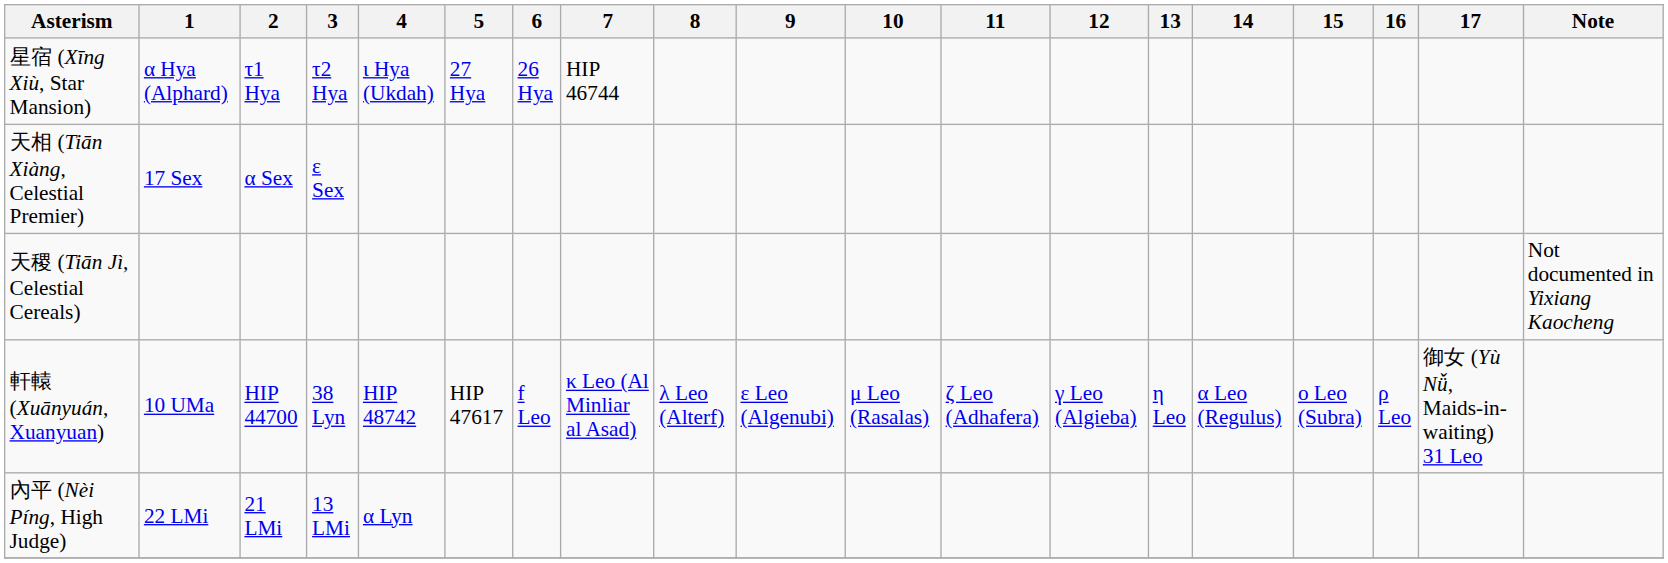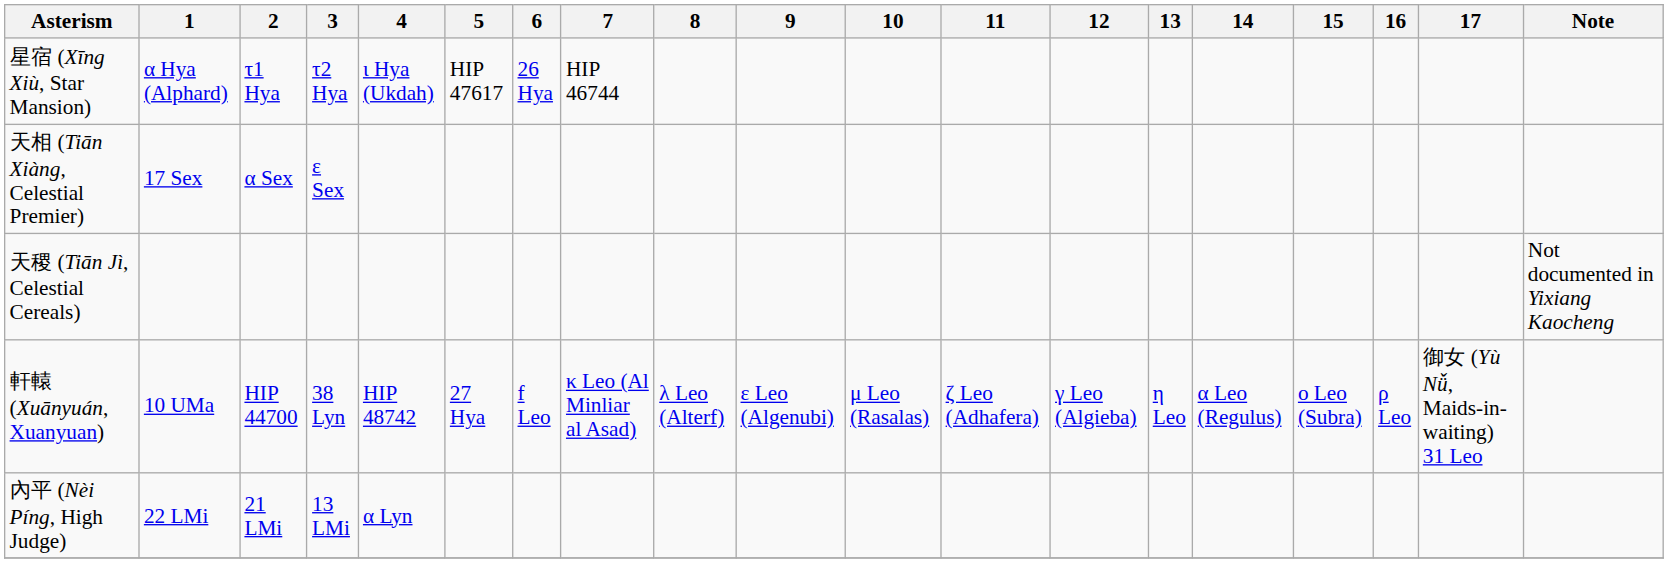(468, 81) 27 Hya -> (476, 81) HIP 47617
(476, 405) HIP 47617 -> (468, 405) 27 Hya
